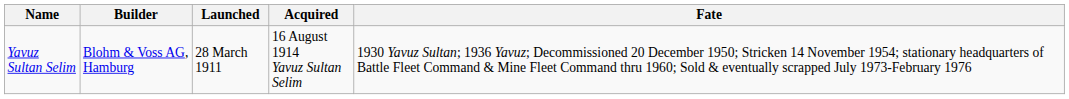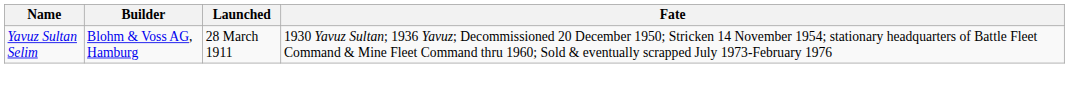- column: (311, 15)
